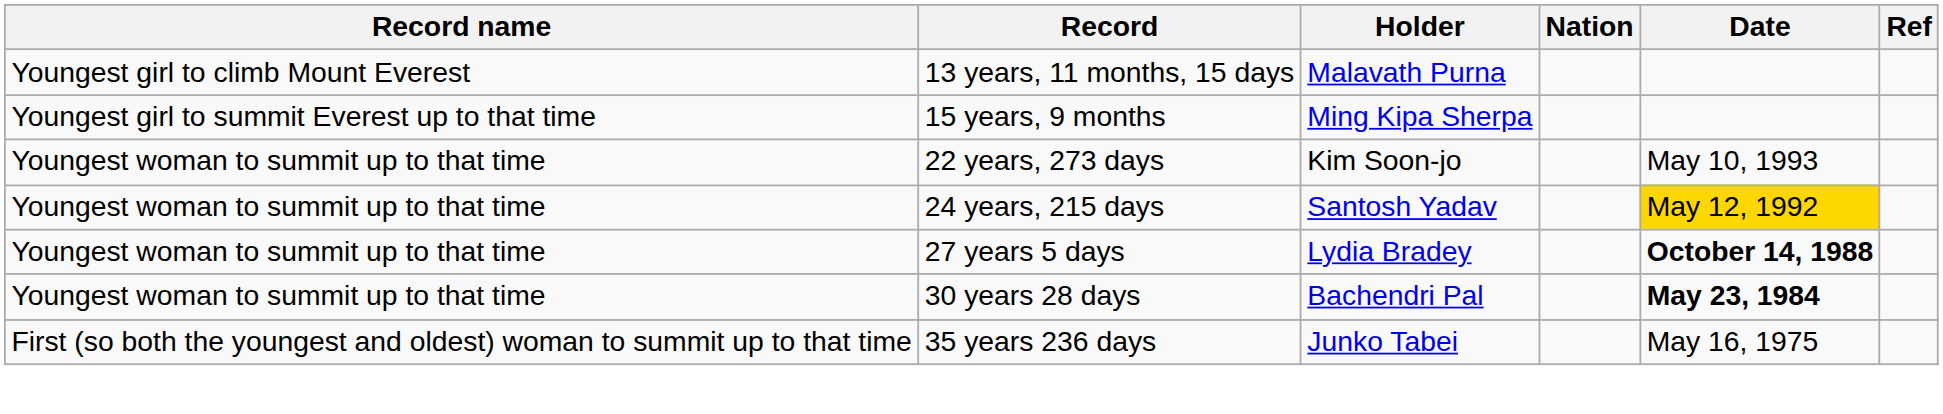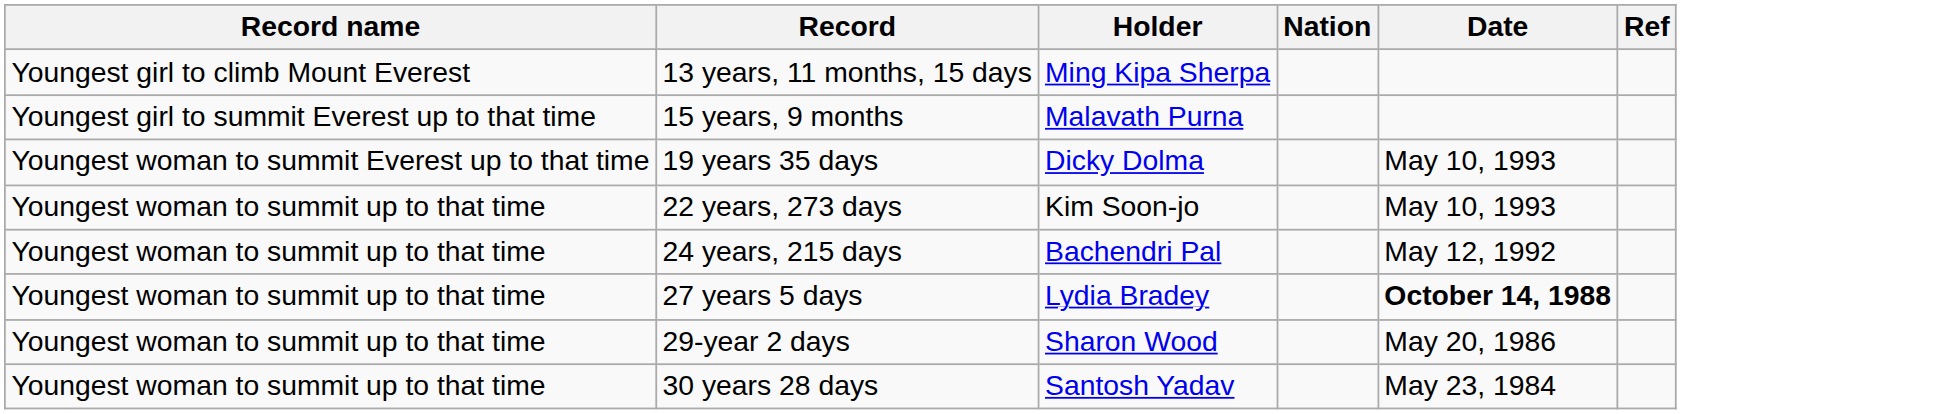(1407, 71) Malavath Purna -> (1158, 71) Ming Kipa Sherpa
(1420, 116) Ming Kipa Sherpa -> (1144, 116) Malavath Purna
+ row: (770, 161)
(1402, 206) Santosh Yadav -> (1133, 251) Bachendri Pal
(1732, 206) gold background -> (1470, 251) no background
+ row: (756, 341)
(1395, 296) Bachendri Pal -> (1140, 386) Santosh Yadav
(1733, 296) bold -> (1470, 386) normal
- row: (1041, 341)
